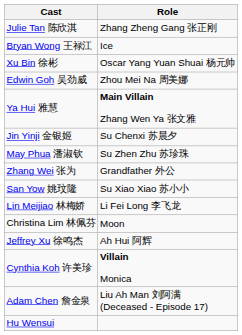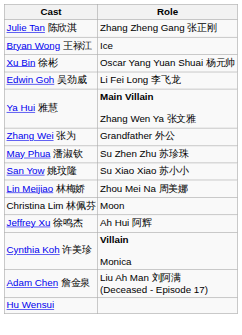(144, 80) Zhou Mei Na 周美娜 -> (140, 80) Li Fei Long 李飞龙
- row: (39, 136)
rows swapped: (41, 171) <-> (45, 154)
(140, 206) Li Fei Long 李飞龙 -> (144, 188) Zhou Mei Na 周美娜
